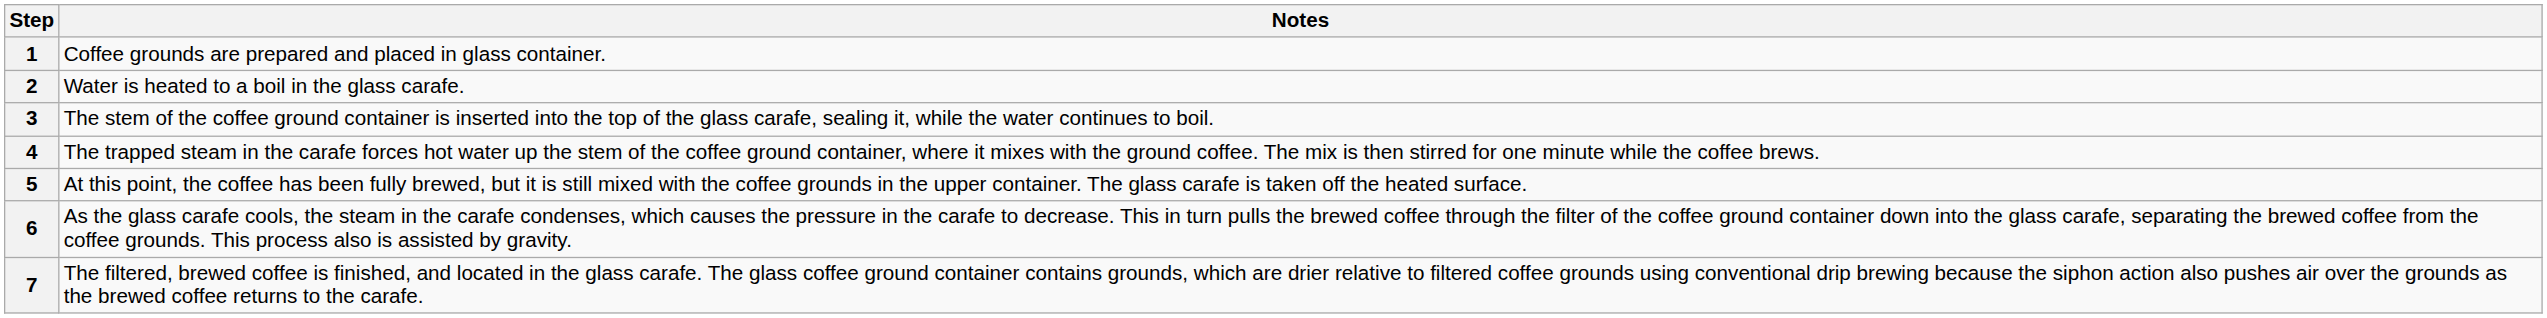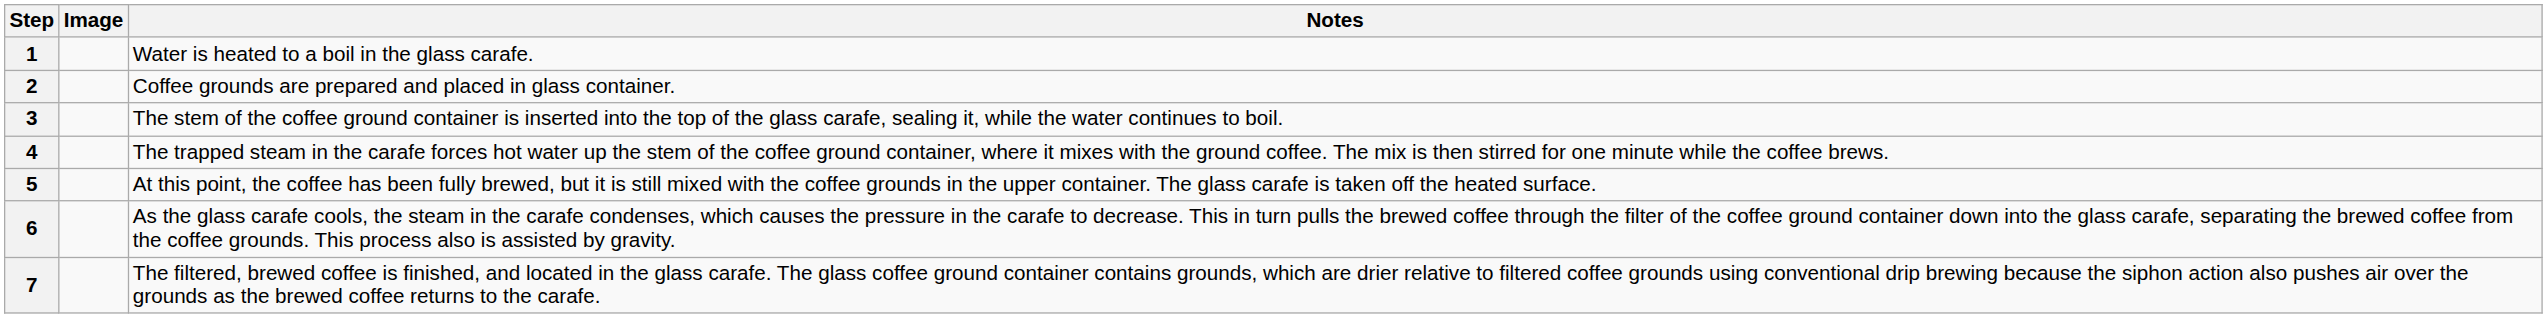+ column: (93, 20)
(335, 53) Coffee grounds are prepared and placed in glass container. -> (333, 53) Water is heated to a boil in the glass carafe.
(264, 86) Water is heated to a boil in the glass carafe. -> (404, 86) Coffee grounds are prepared and placed in glass container.
